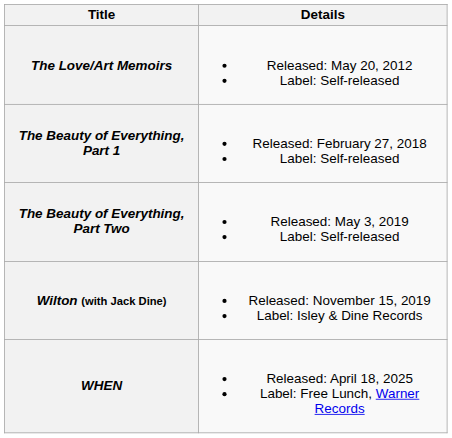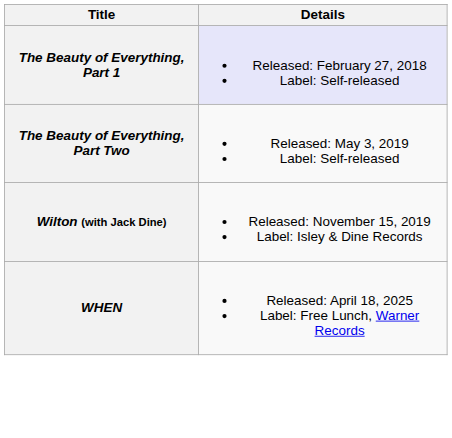- row: (102, 65)
(323, 151) no background -> (323, 73) lavender background
